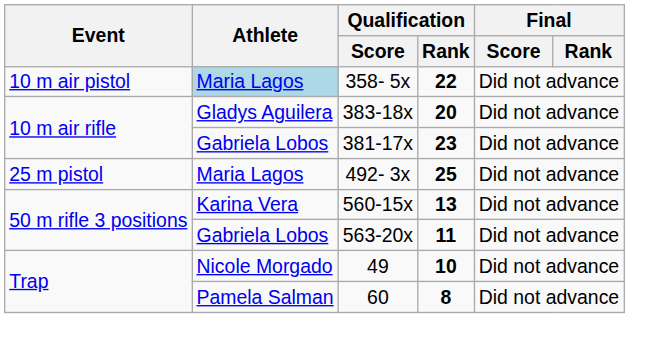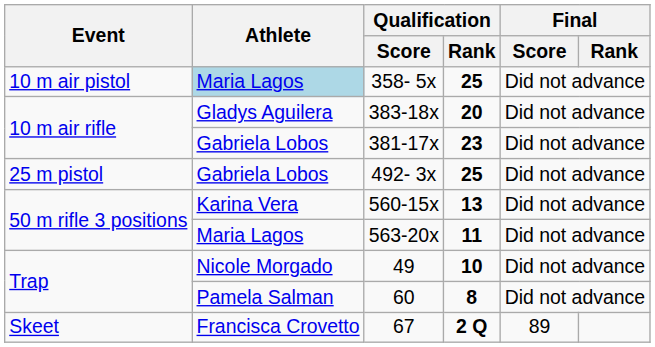(446, 82) 22 -> (472, 82) 25
(250, 174) Maria Lagos -> (262, 174) Gabriela Lobos
(262, 235) Gabriela Lobos -> (250, 235) Maria Lagos
+ row: (404, 328)
